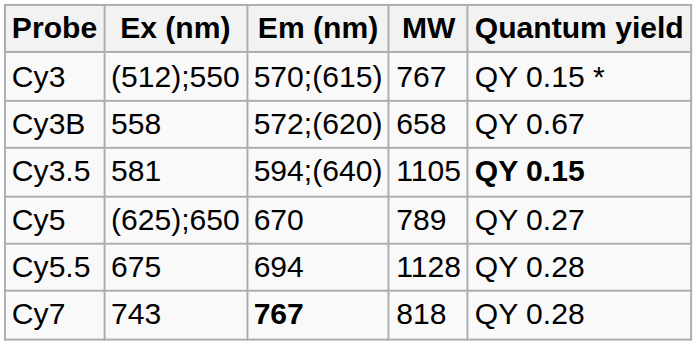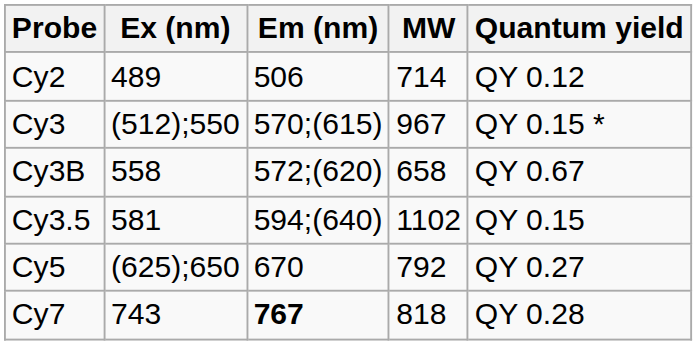+ row: (39, 76)
(421, 76) 767 -> (421, 123) 967
(429, 171) 1105 -> (429, 219) 1102
(530, 171) bold -> (530, 219) normal
(421, 219) 789 -> (421, 266) 792
- row: (51, 266)
